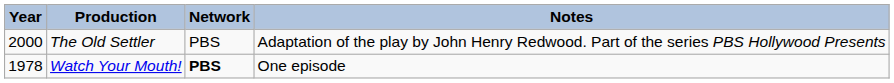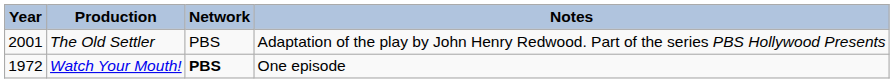(25, 42) 2000 -> (25, 42) 2001
(25, 66) 1978 -> (25, 66) 1972
